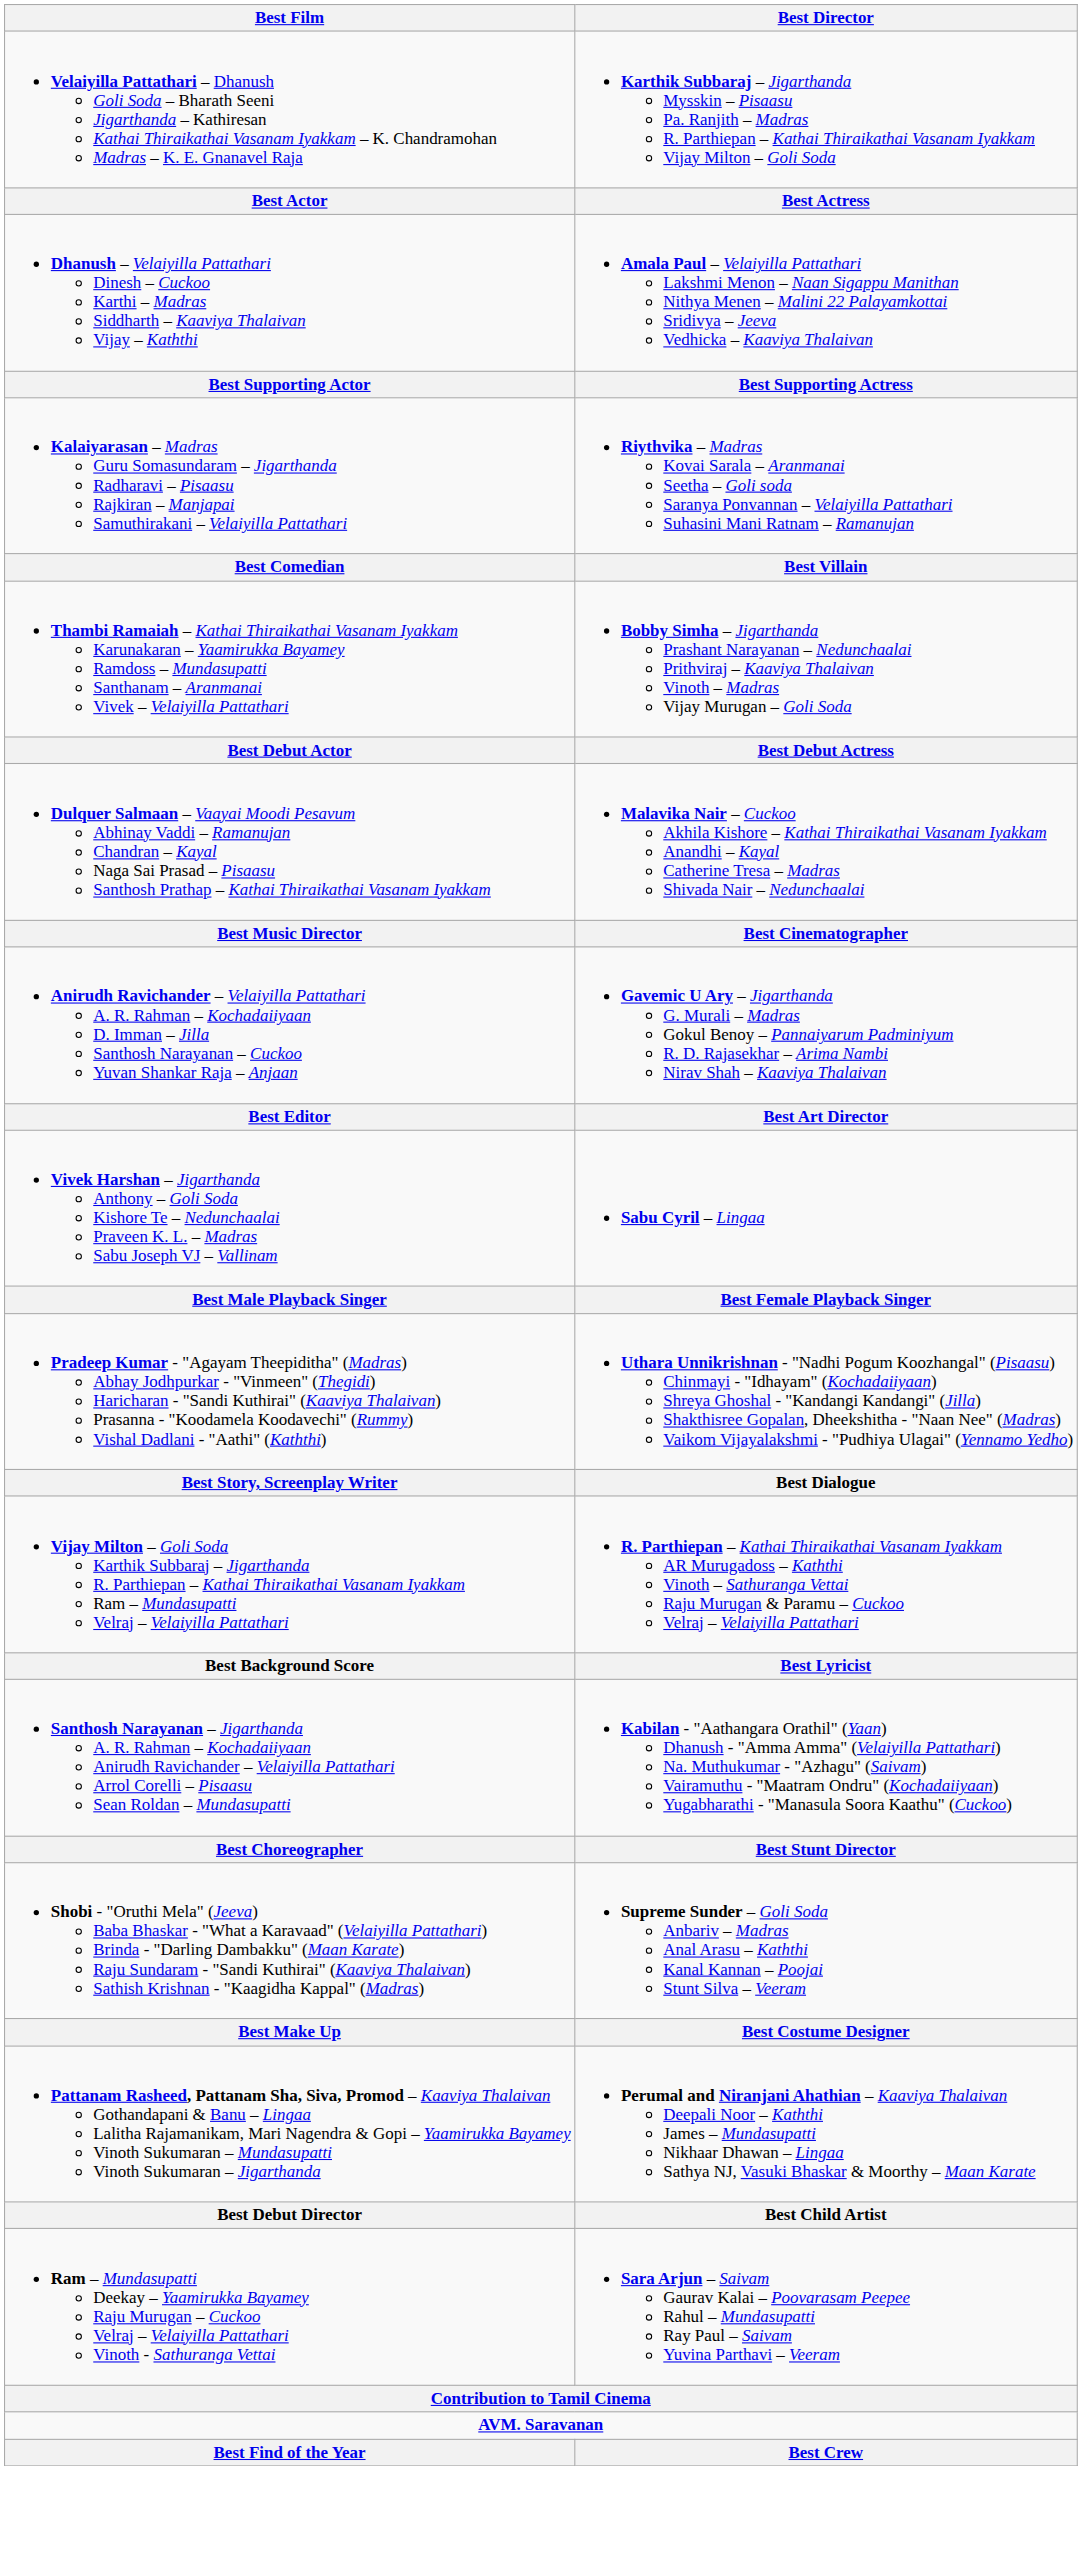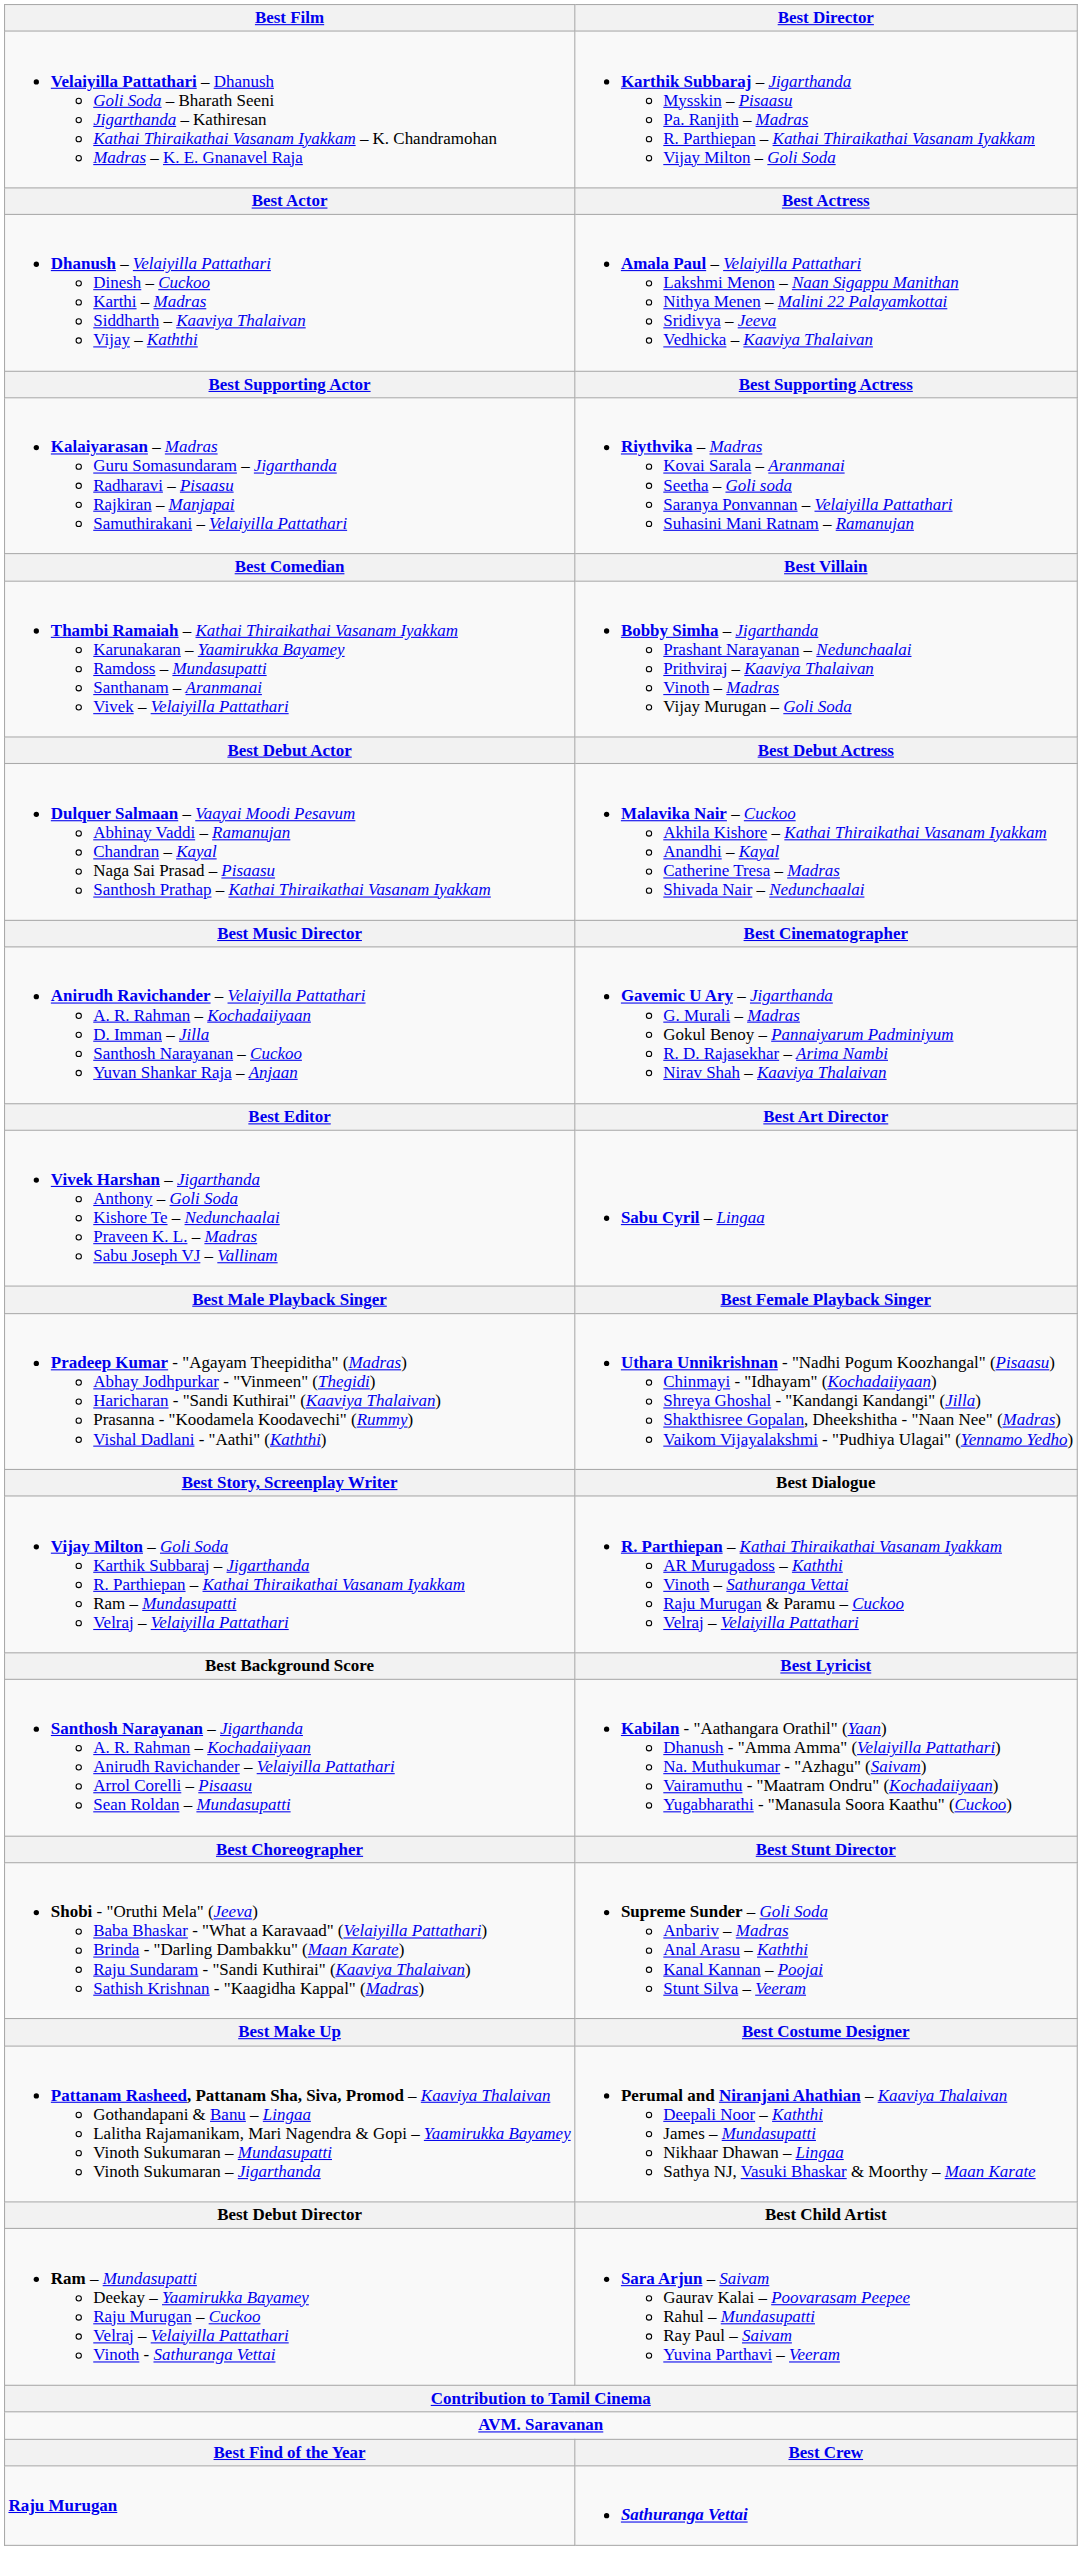+ row: (63, 2505)
